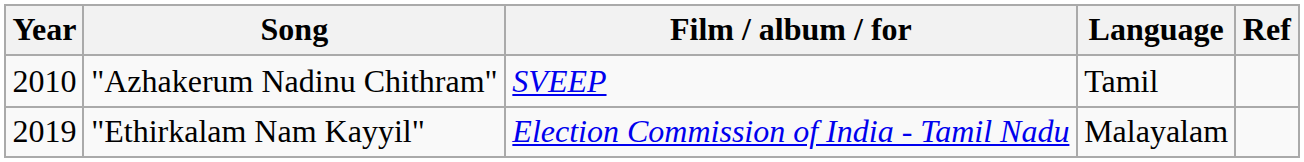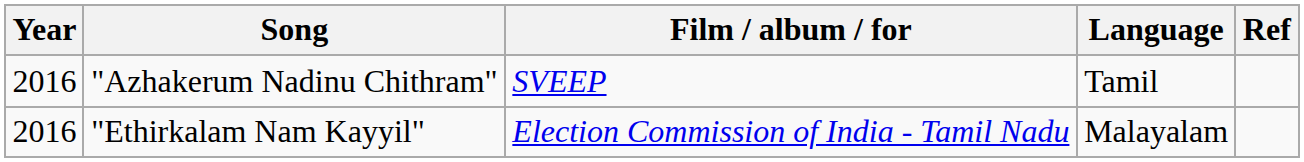(44, 80) 2010 -> (44, 80) 2016
(44, 131) 2019 -> (44, 131) 2016
